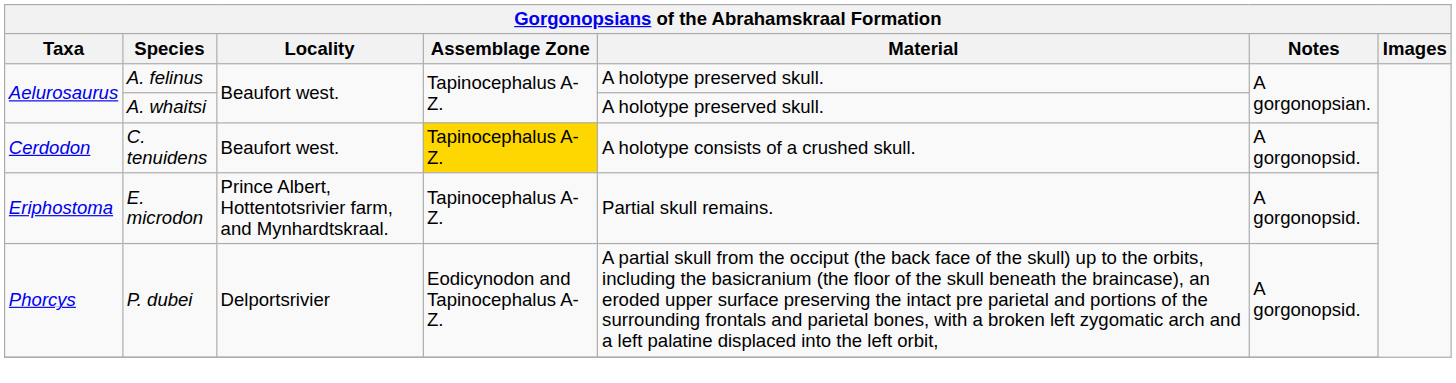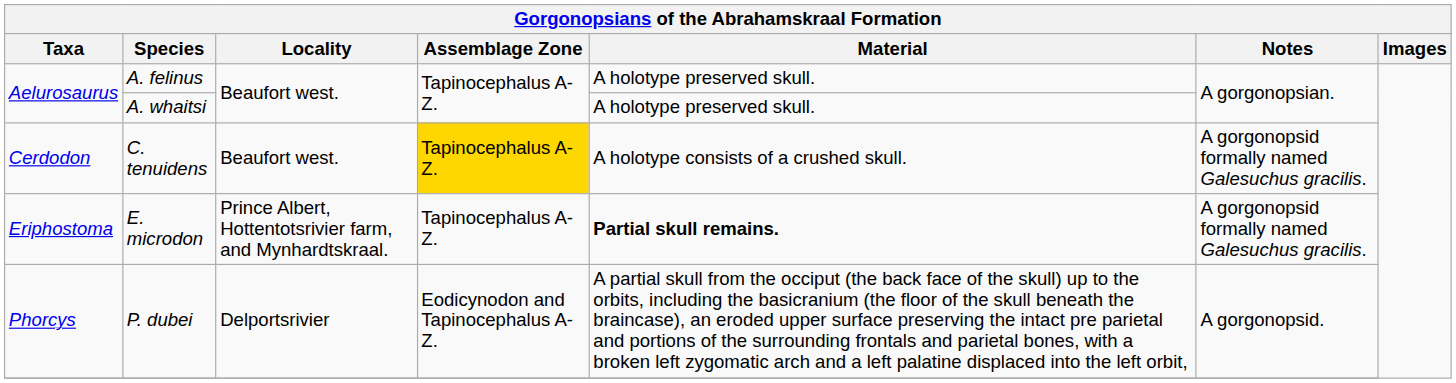(1307, 147) A gorgonopsid. -> (1284, 157) A gorgonopsid formally named Galesuchus gracilis.
(688, 208) normal -> (686, 229) bold
(1307, 208) A gorgonopsid. -> (1284, 229) A gorgonopsid formally named Galesuchus gracilis.
